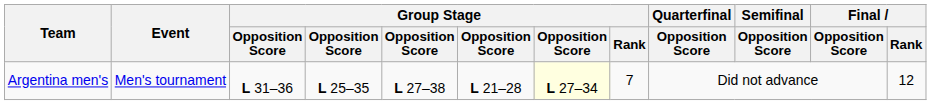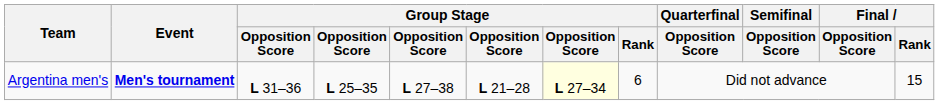(170, 81) normal -> (175, 81) bold
(630, 81) 7 -> (638, 81) 6
(906, 81) 12 -> (915, 81) 15
